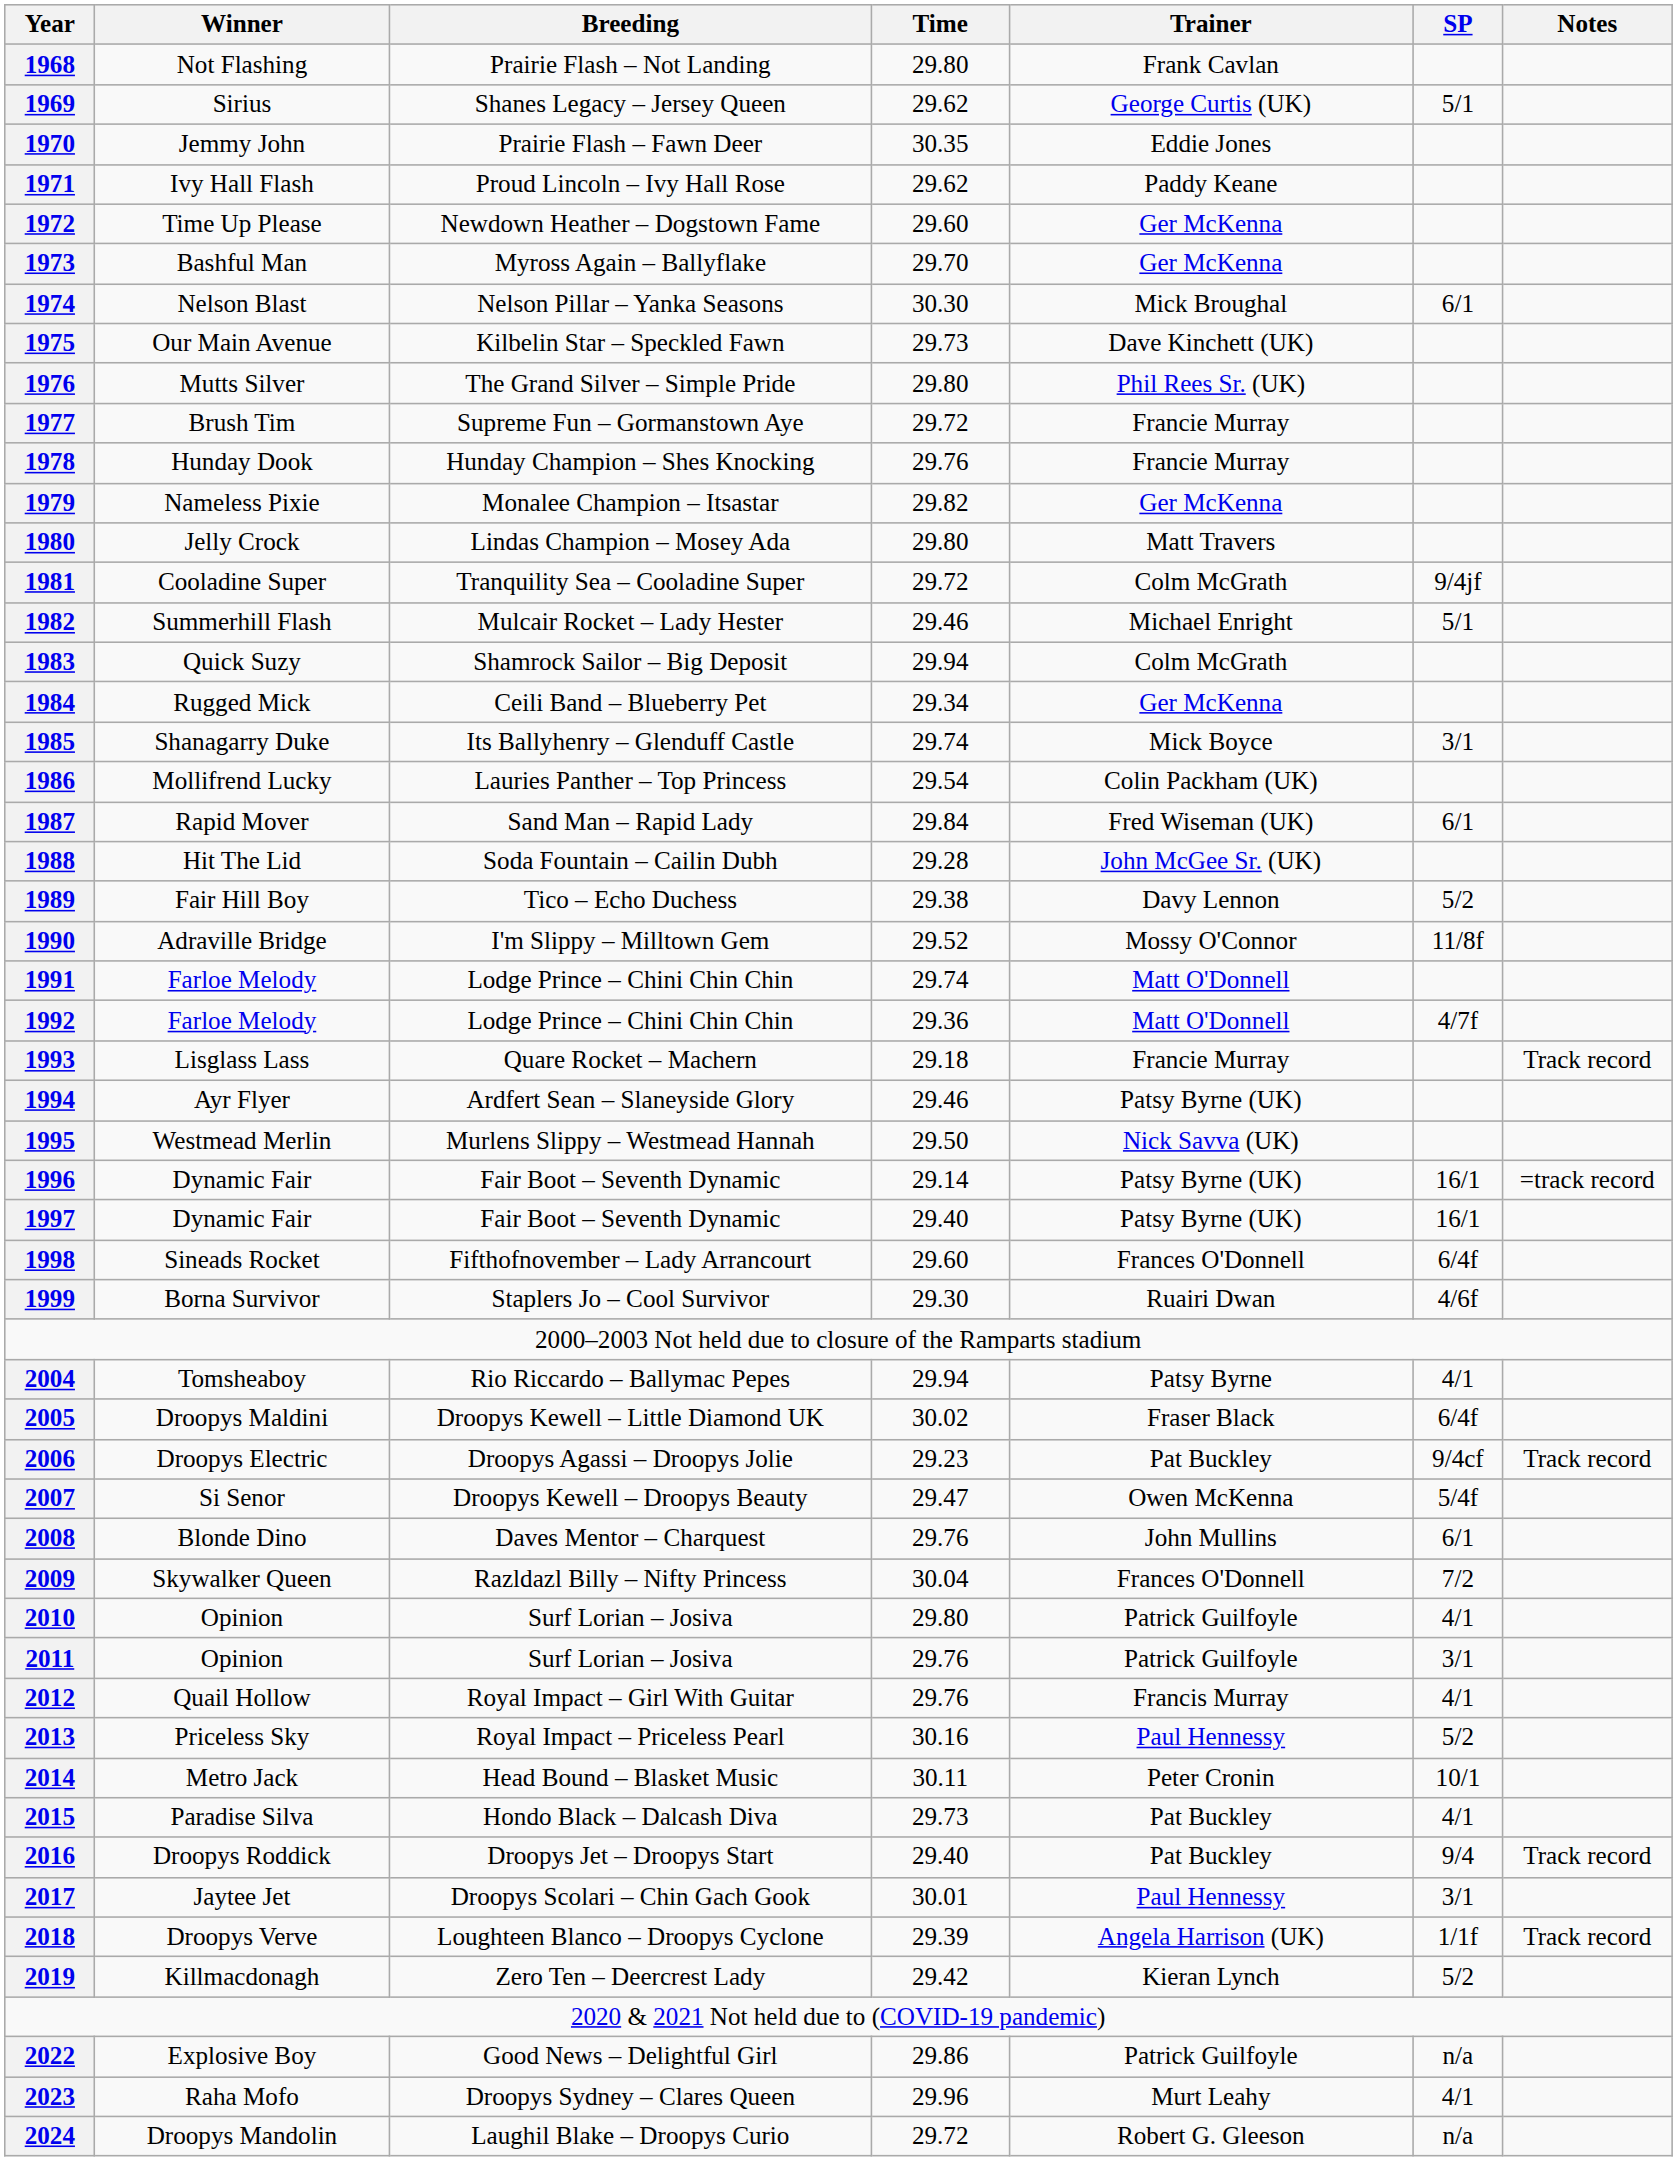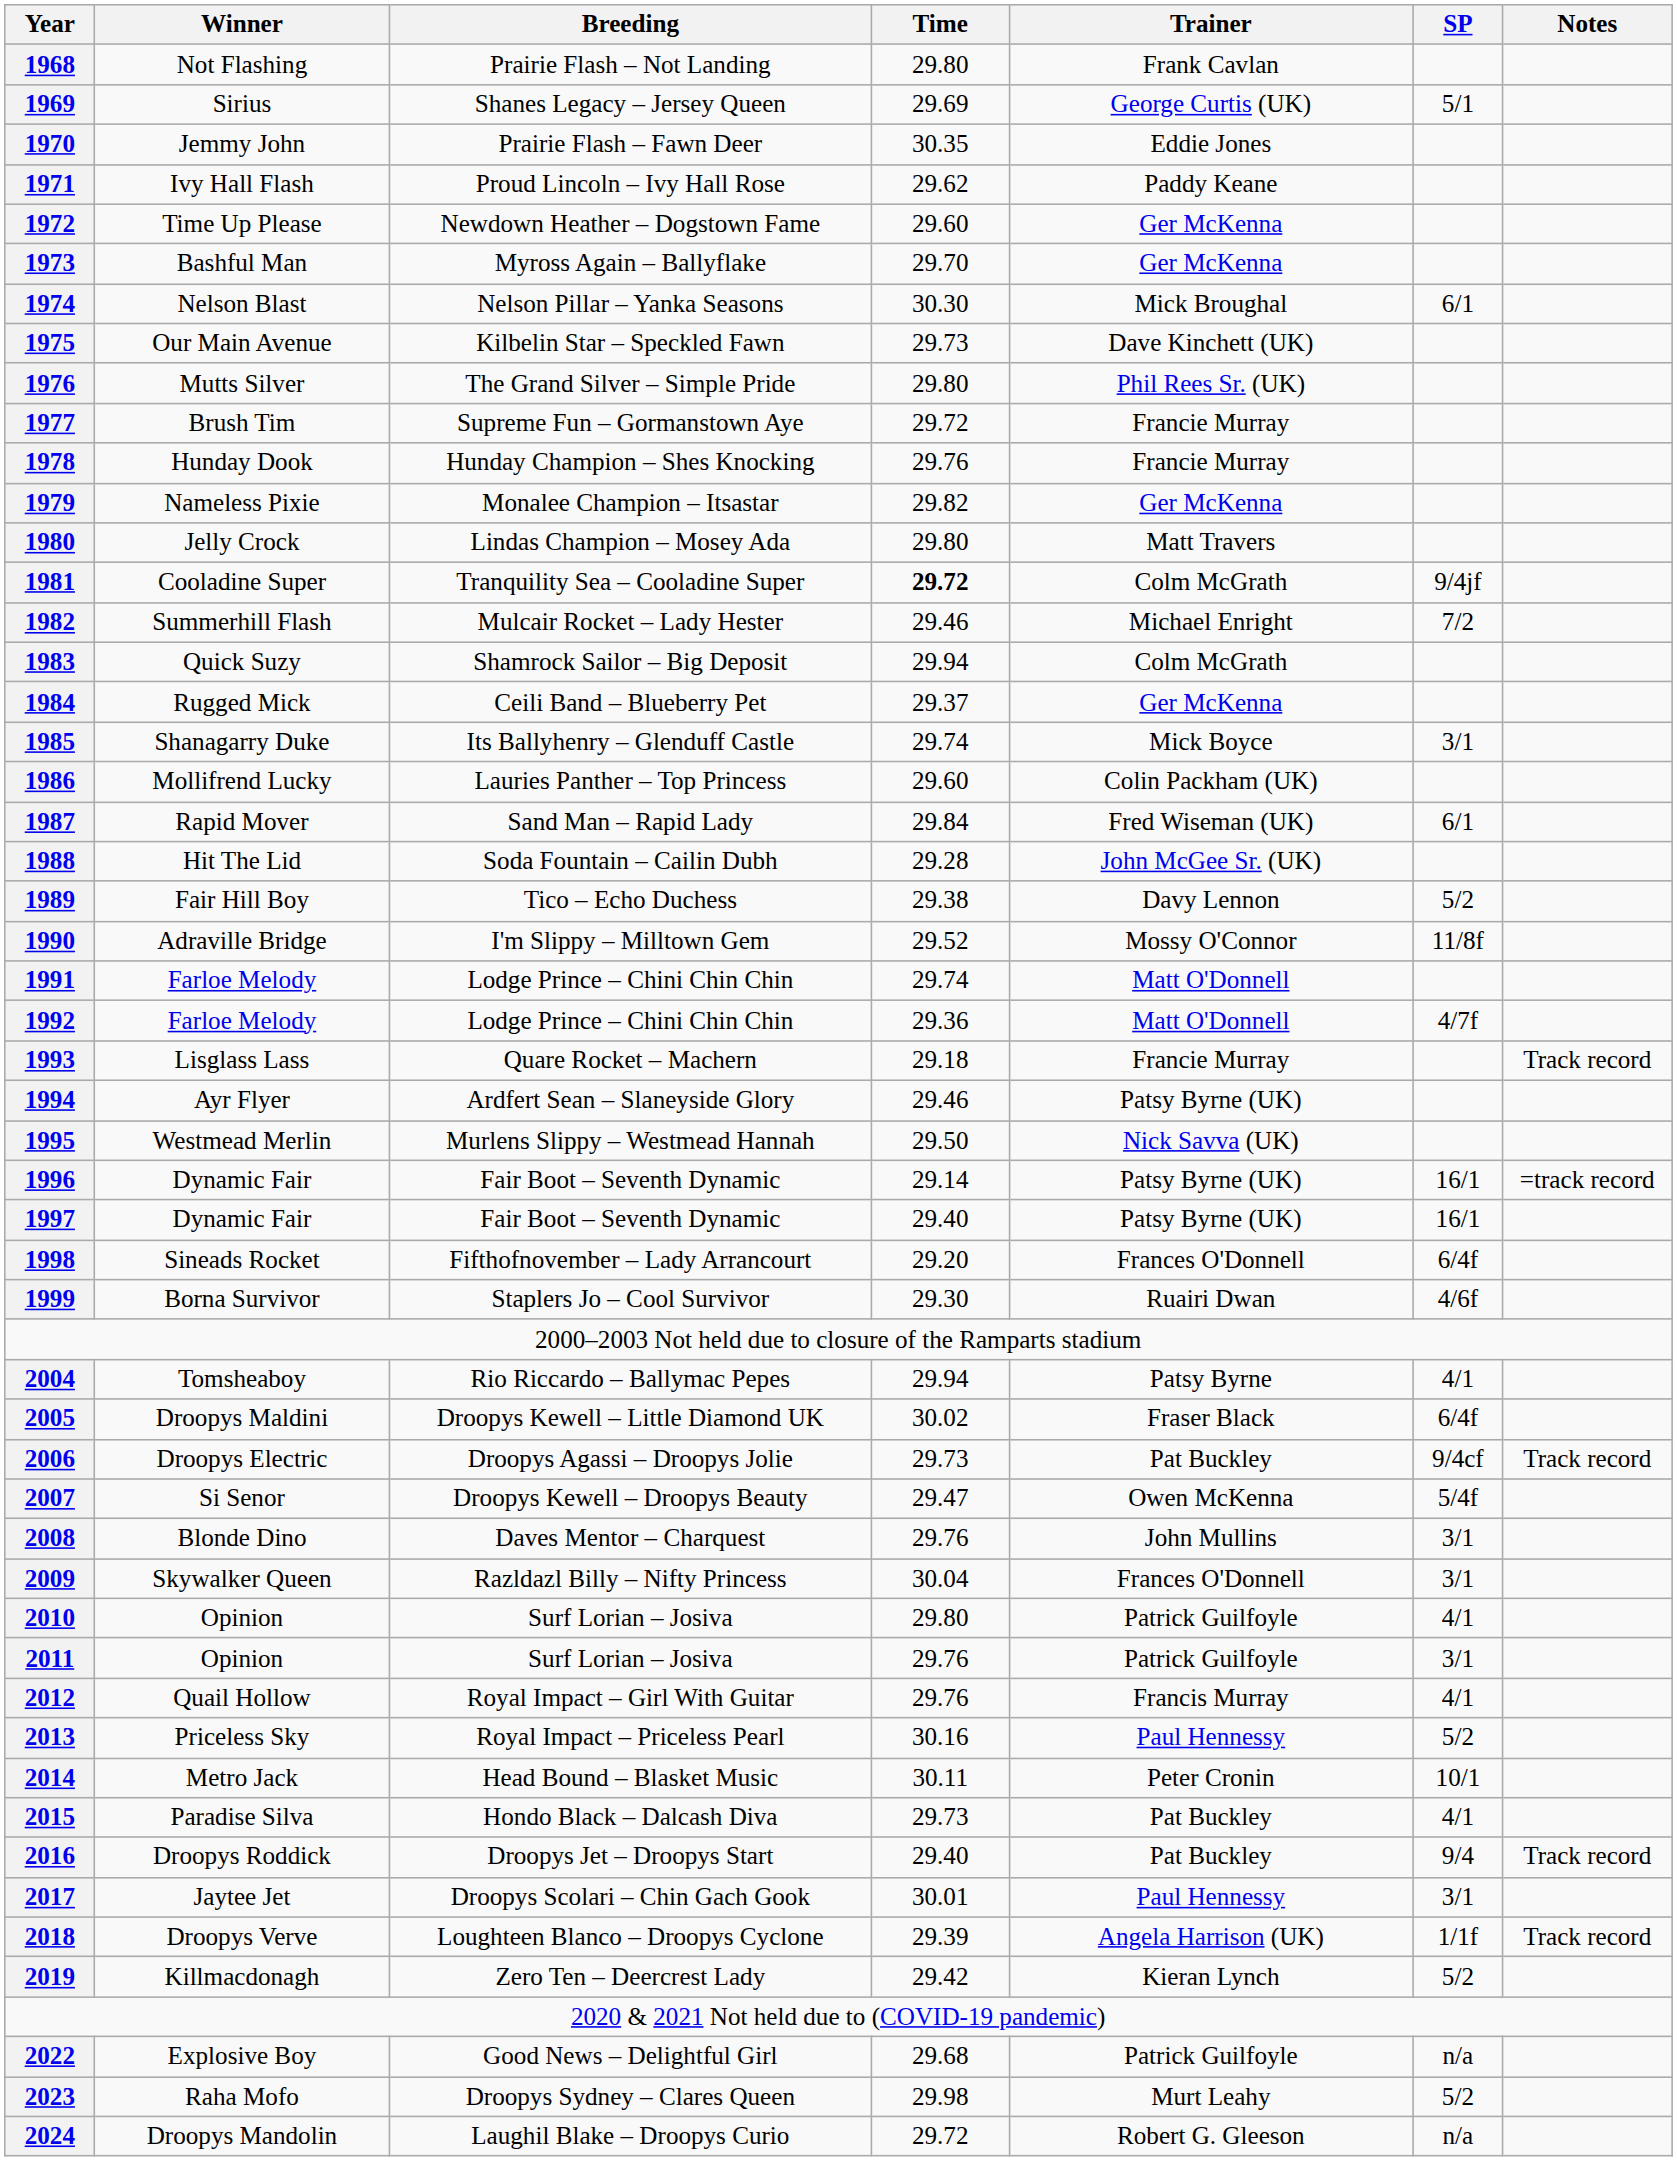(940, 104) 29.62 -> (940, 104) 29.69
(940, 582) normal -> (940, 582) bold
(1458, 622) 5/1 -> (1458, 622) 7/2
(940, 701) 29.34 -> (940, 701) 29.37
(940, 781) 29.54 -> (940, 781) 29.60
(940, 1259) 29.60 -> (940, 1259) 29.20
(940, 1458) 29.23 -> (940, 1458) 29.73
(1458, 1538) 6/1 -> (1458, 1538) 3/1
(1458, 1578) 7/2 -> (1458, 1578) 3/1
(940, 2056) 29.86 -> (940, 2056) 29.68
(940, 2096) 29.96 -> (940, 2096) 29.98
(1458, 2096) 4/1 -> (1458, 2096) 5/2
